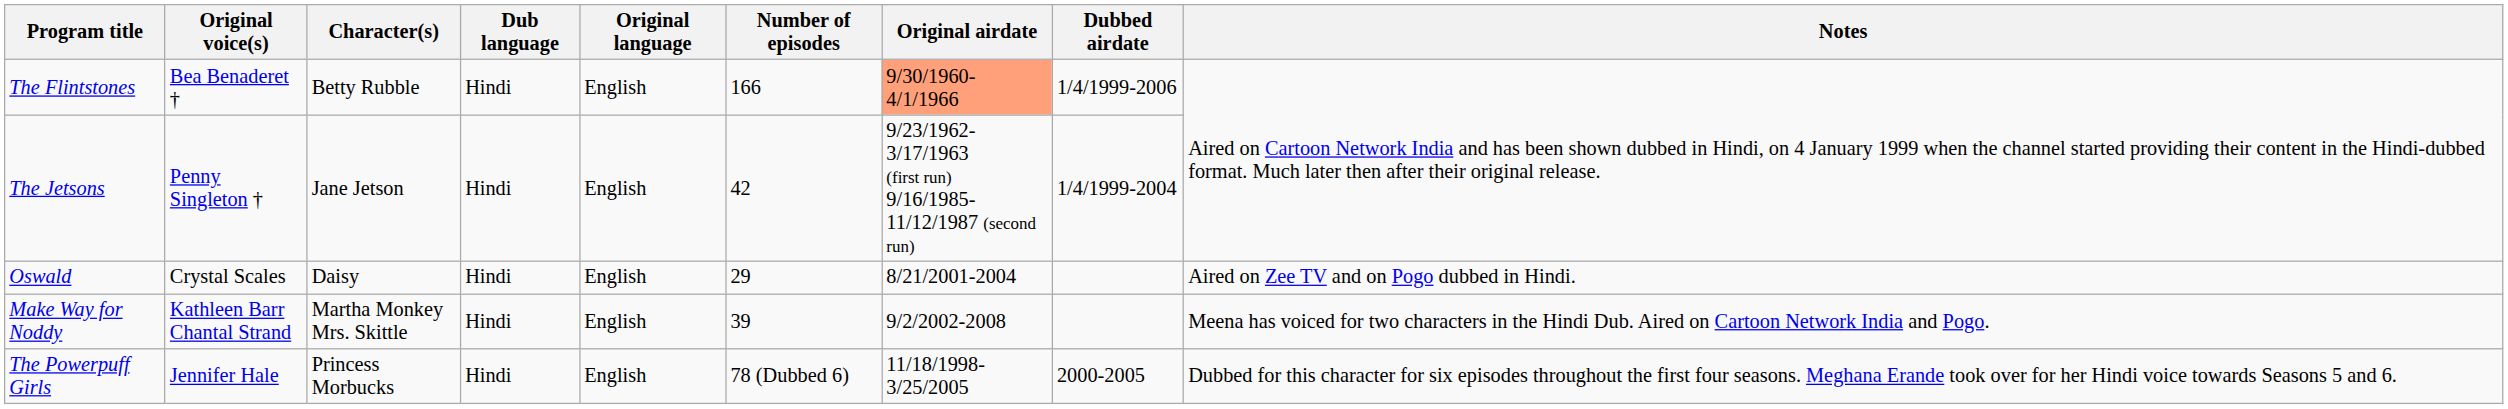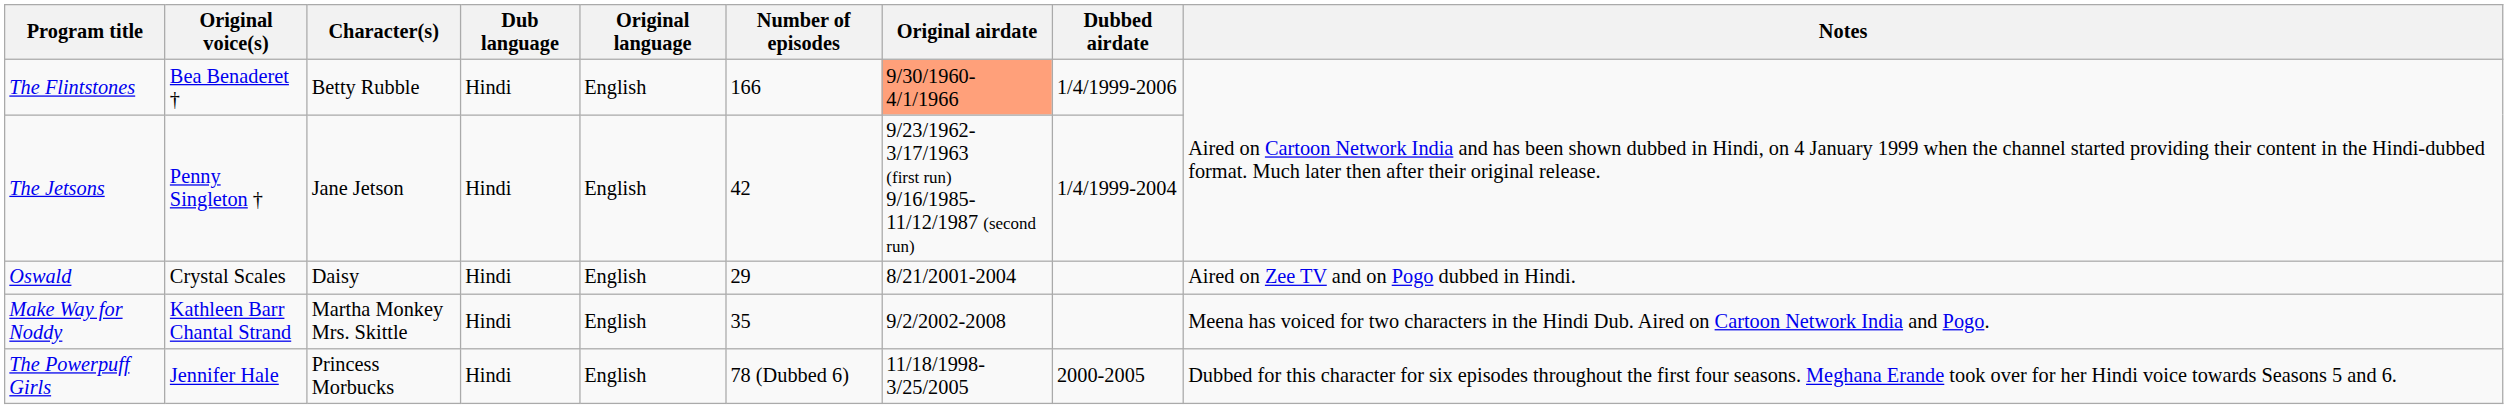(741, 320) 39 -> (741, 320) 35
